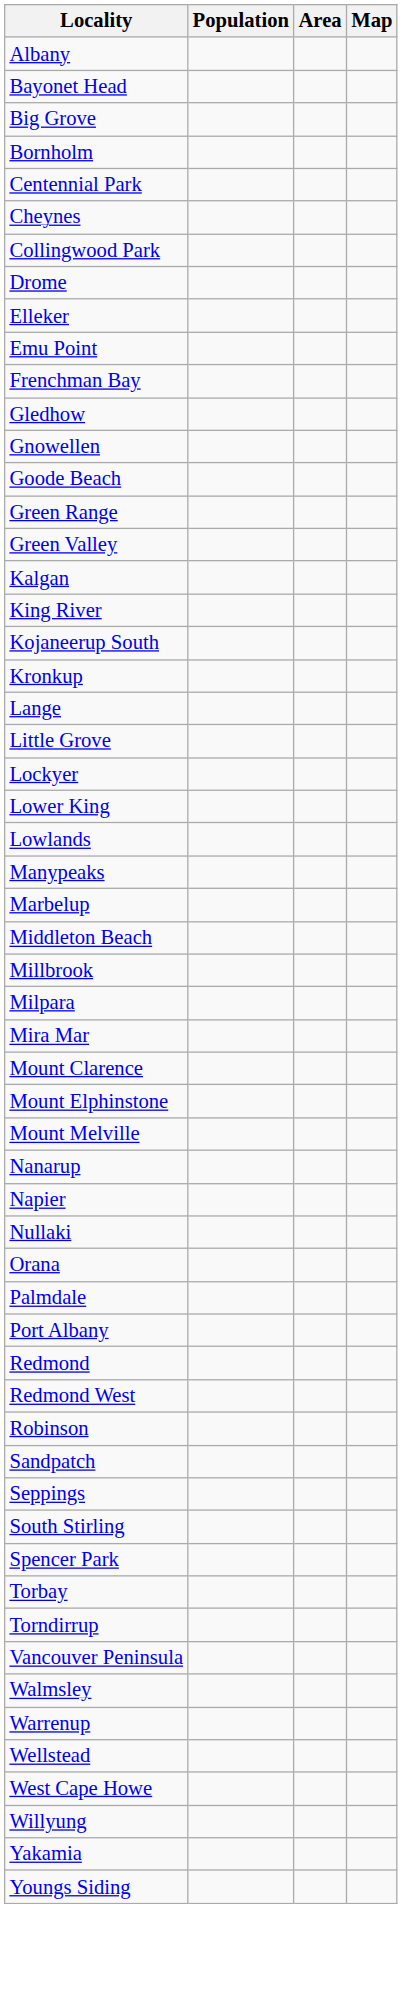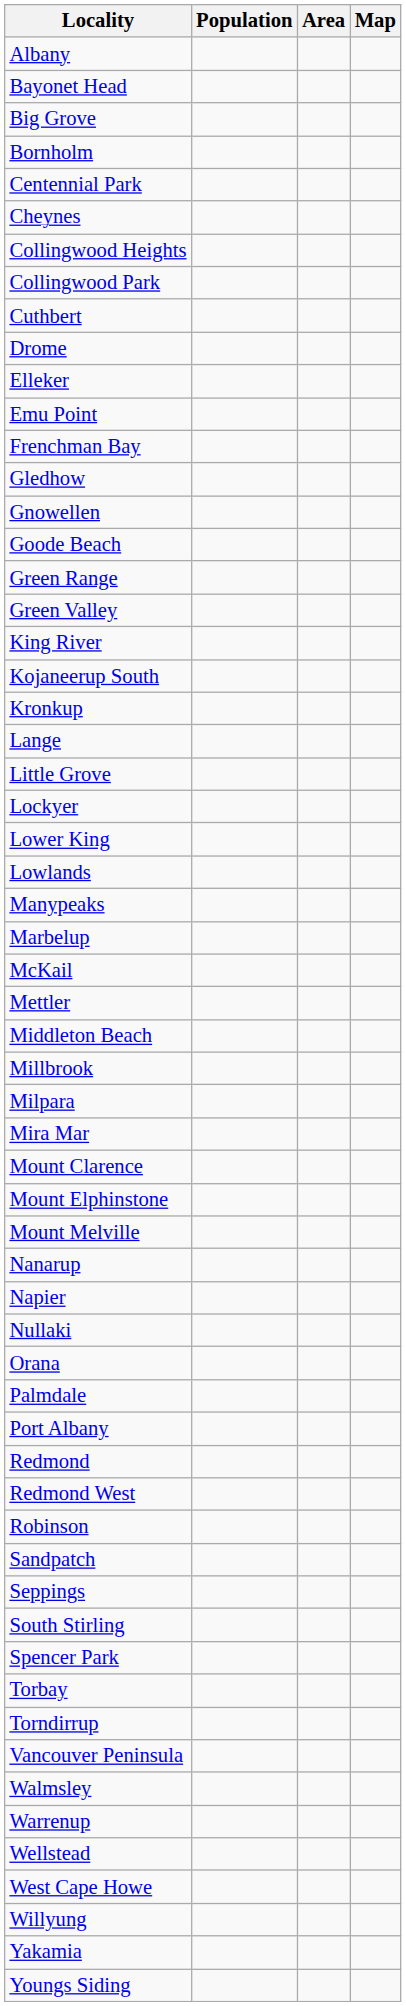+ row: (98, 250)
+ row: (46, 315)
- row: (39, 577)
+ row: (41, 970)
+ row: (40, 1002)
